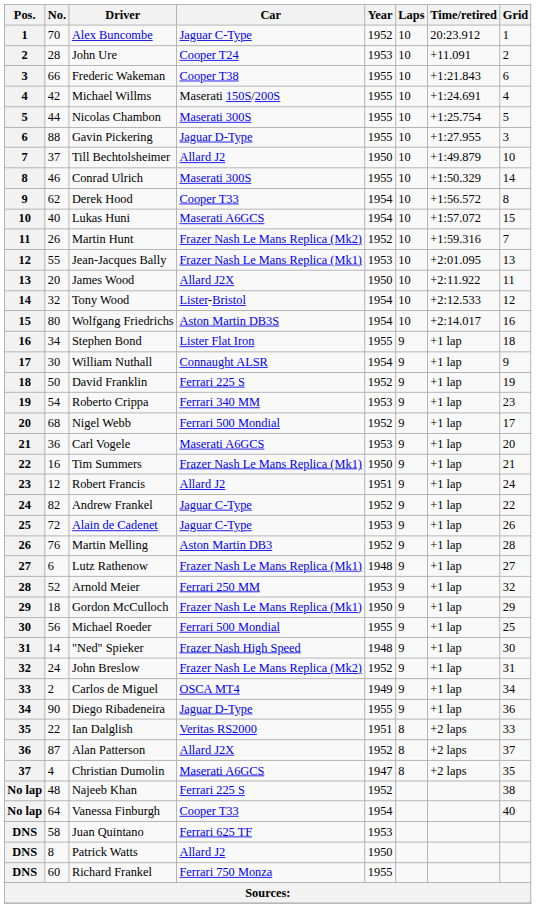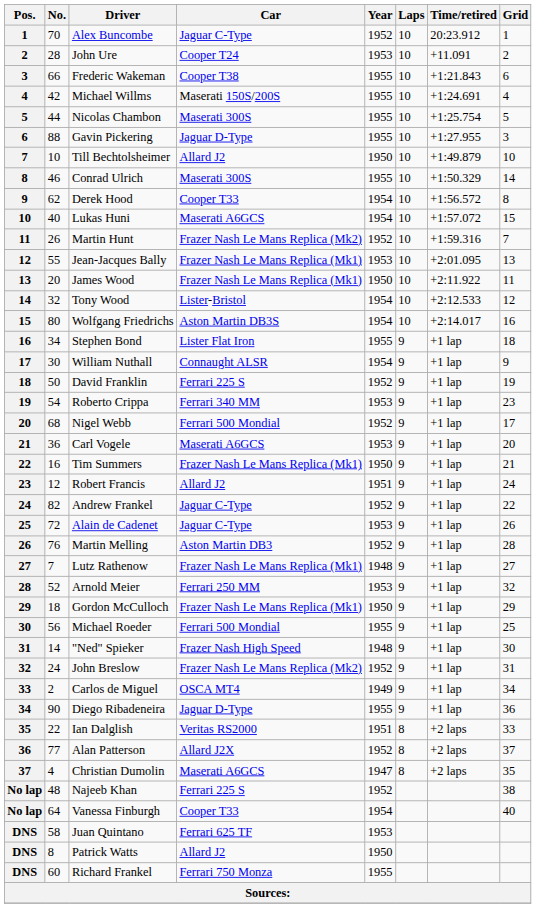(54, 158) 37 -> (54, 158) 10
(207, 280) Allard J2X -> (271, 280) Frazer Nash Le Mans Replica (Mk1)
(51, 566) 6 -> (51, 566) 7
(54, 750) 87 -> (54, 750) 77
